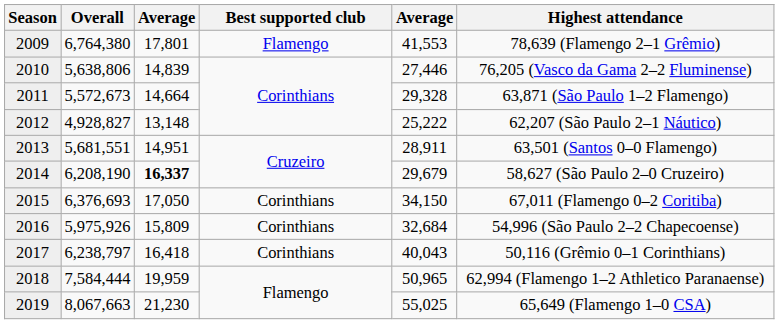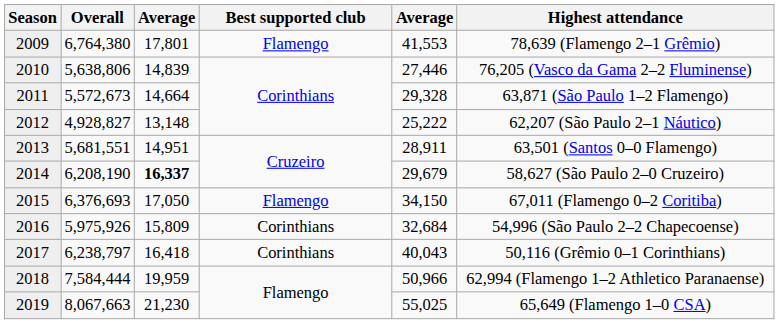(296, 200) Corinthians -> (296, 200) Flamengo
(425, 278) 50,965 -> (425, 278) 50,966
